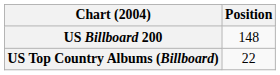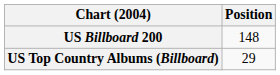(249, 59) 22 -> (249, 59) 29
